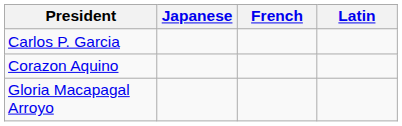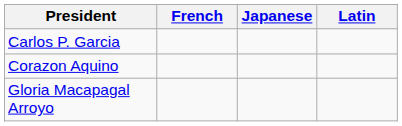columns swapped: (277, 16) <-> (197, 16)
